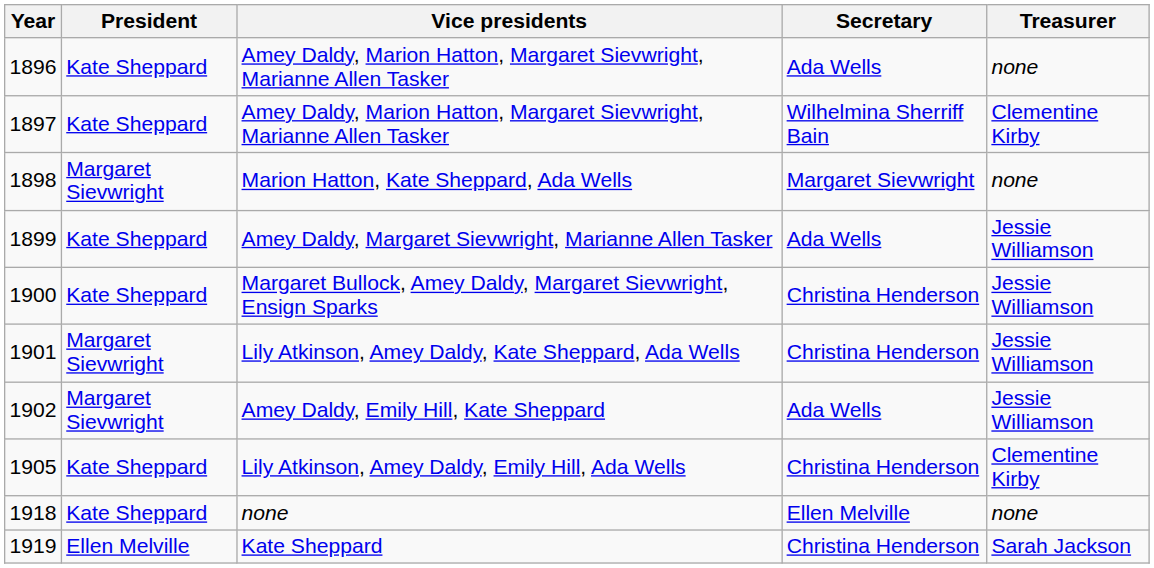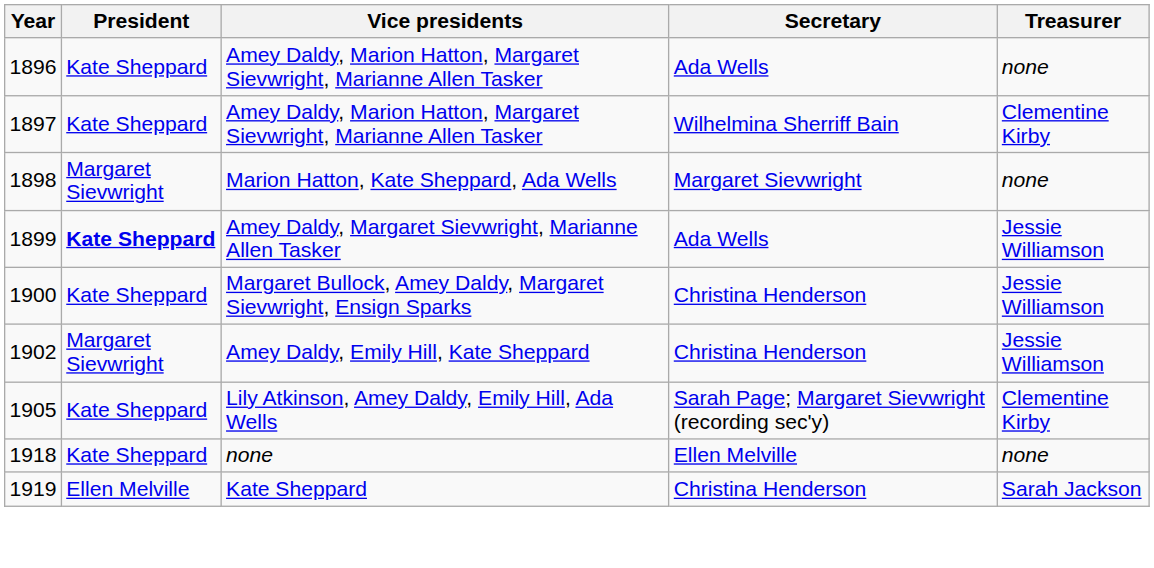(137, 238) normal -> (141, 238) bold
- row: (33, 352)
(834, 410) Ada Wells -> (770, 352) Christina Henderson
(883, 467) Christina Henderson -> (829, 410) Sarah Page; Margaret Sievwright (recording sec'y)
